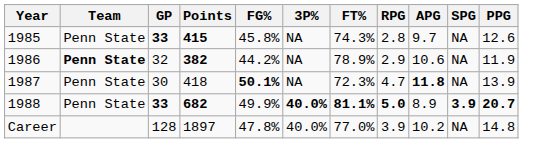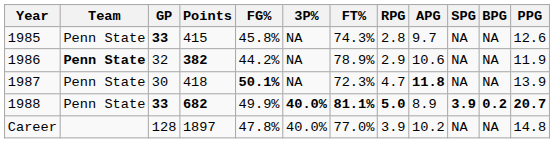+ column: (495, 16)
(195, 38) bold -> (195, 38) normal
